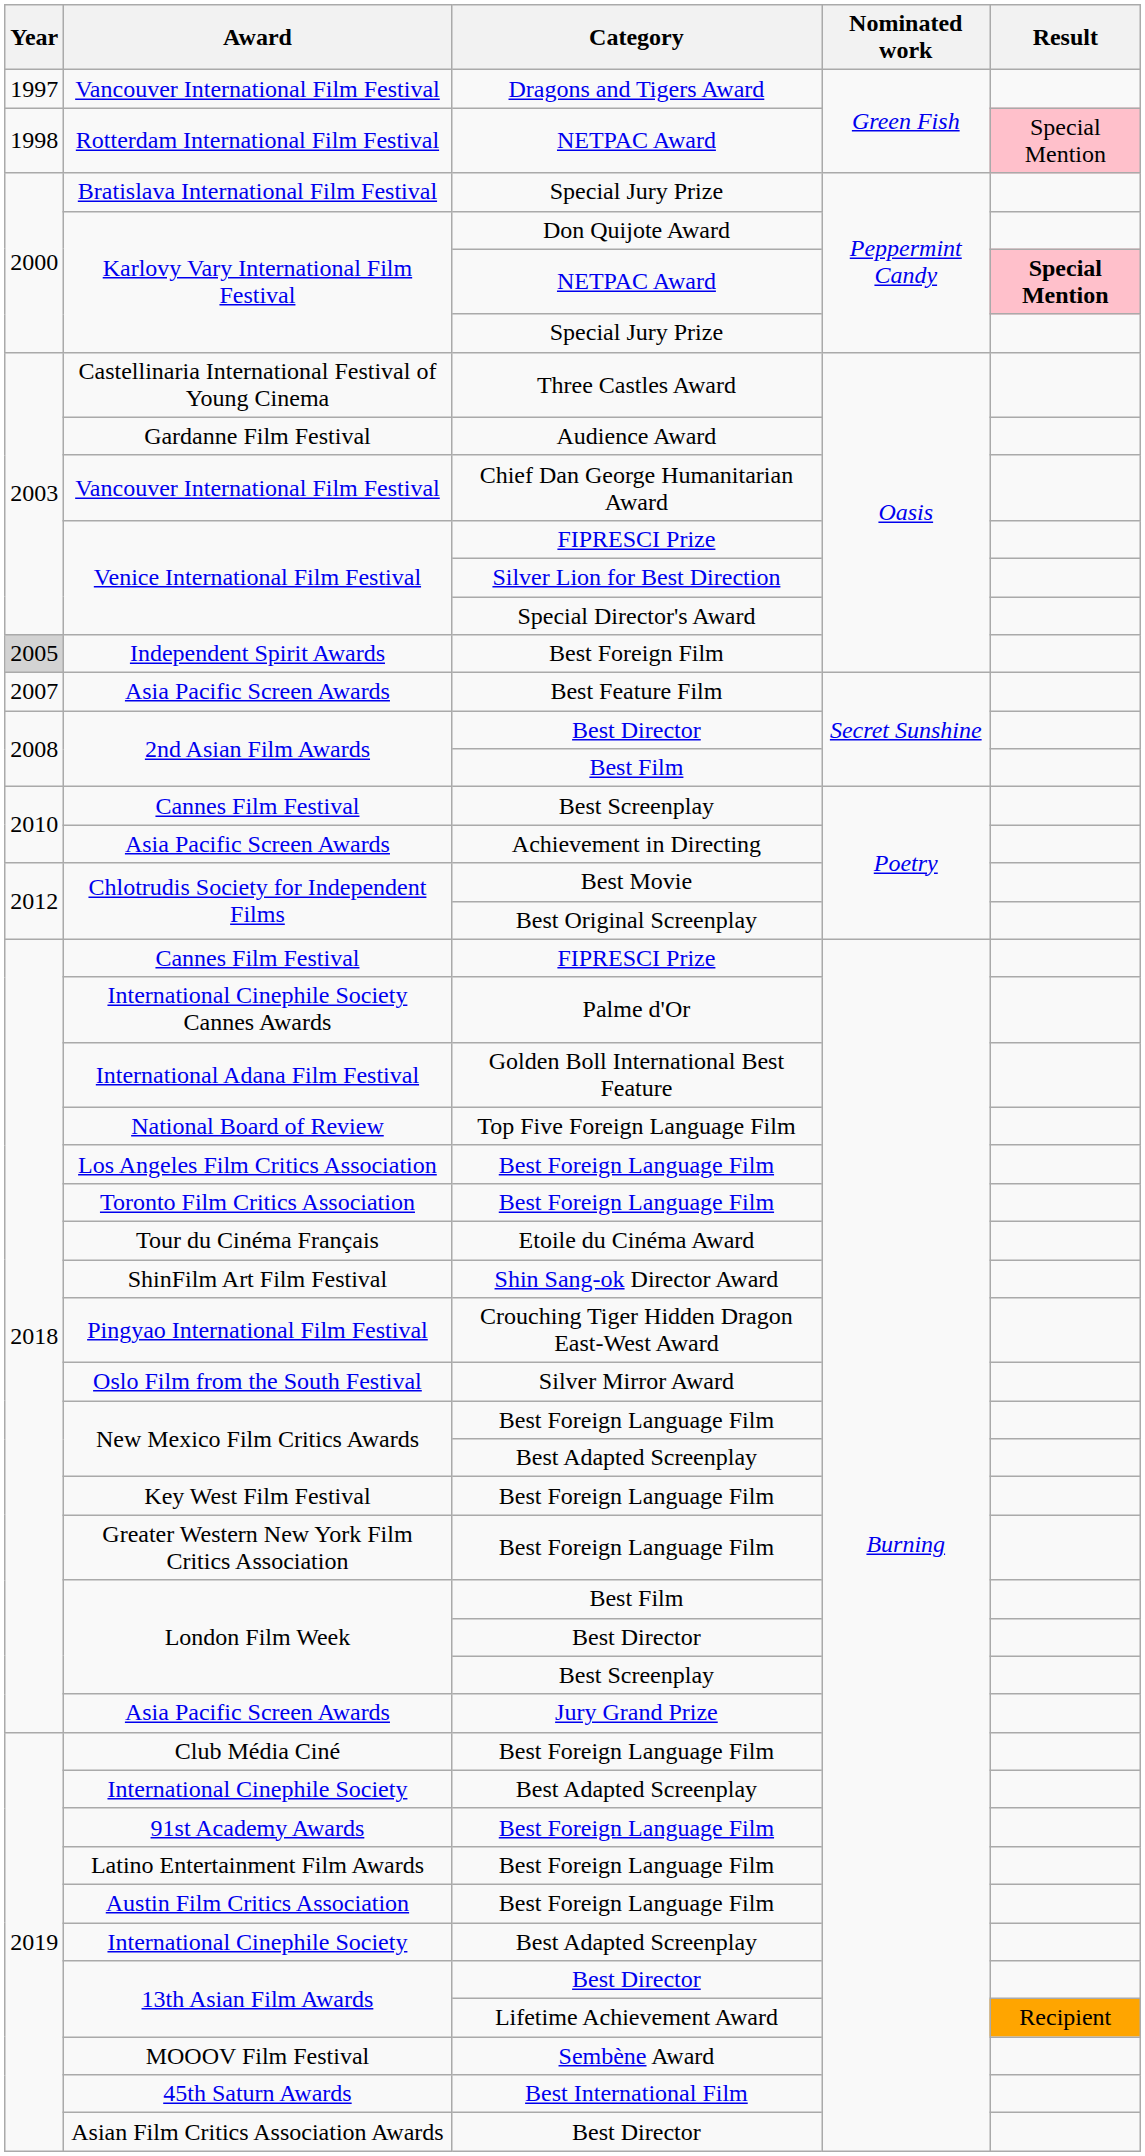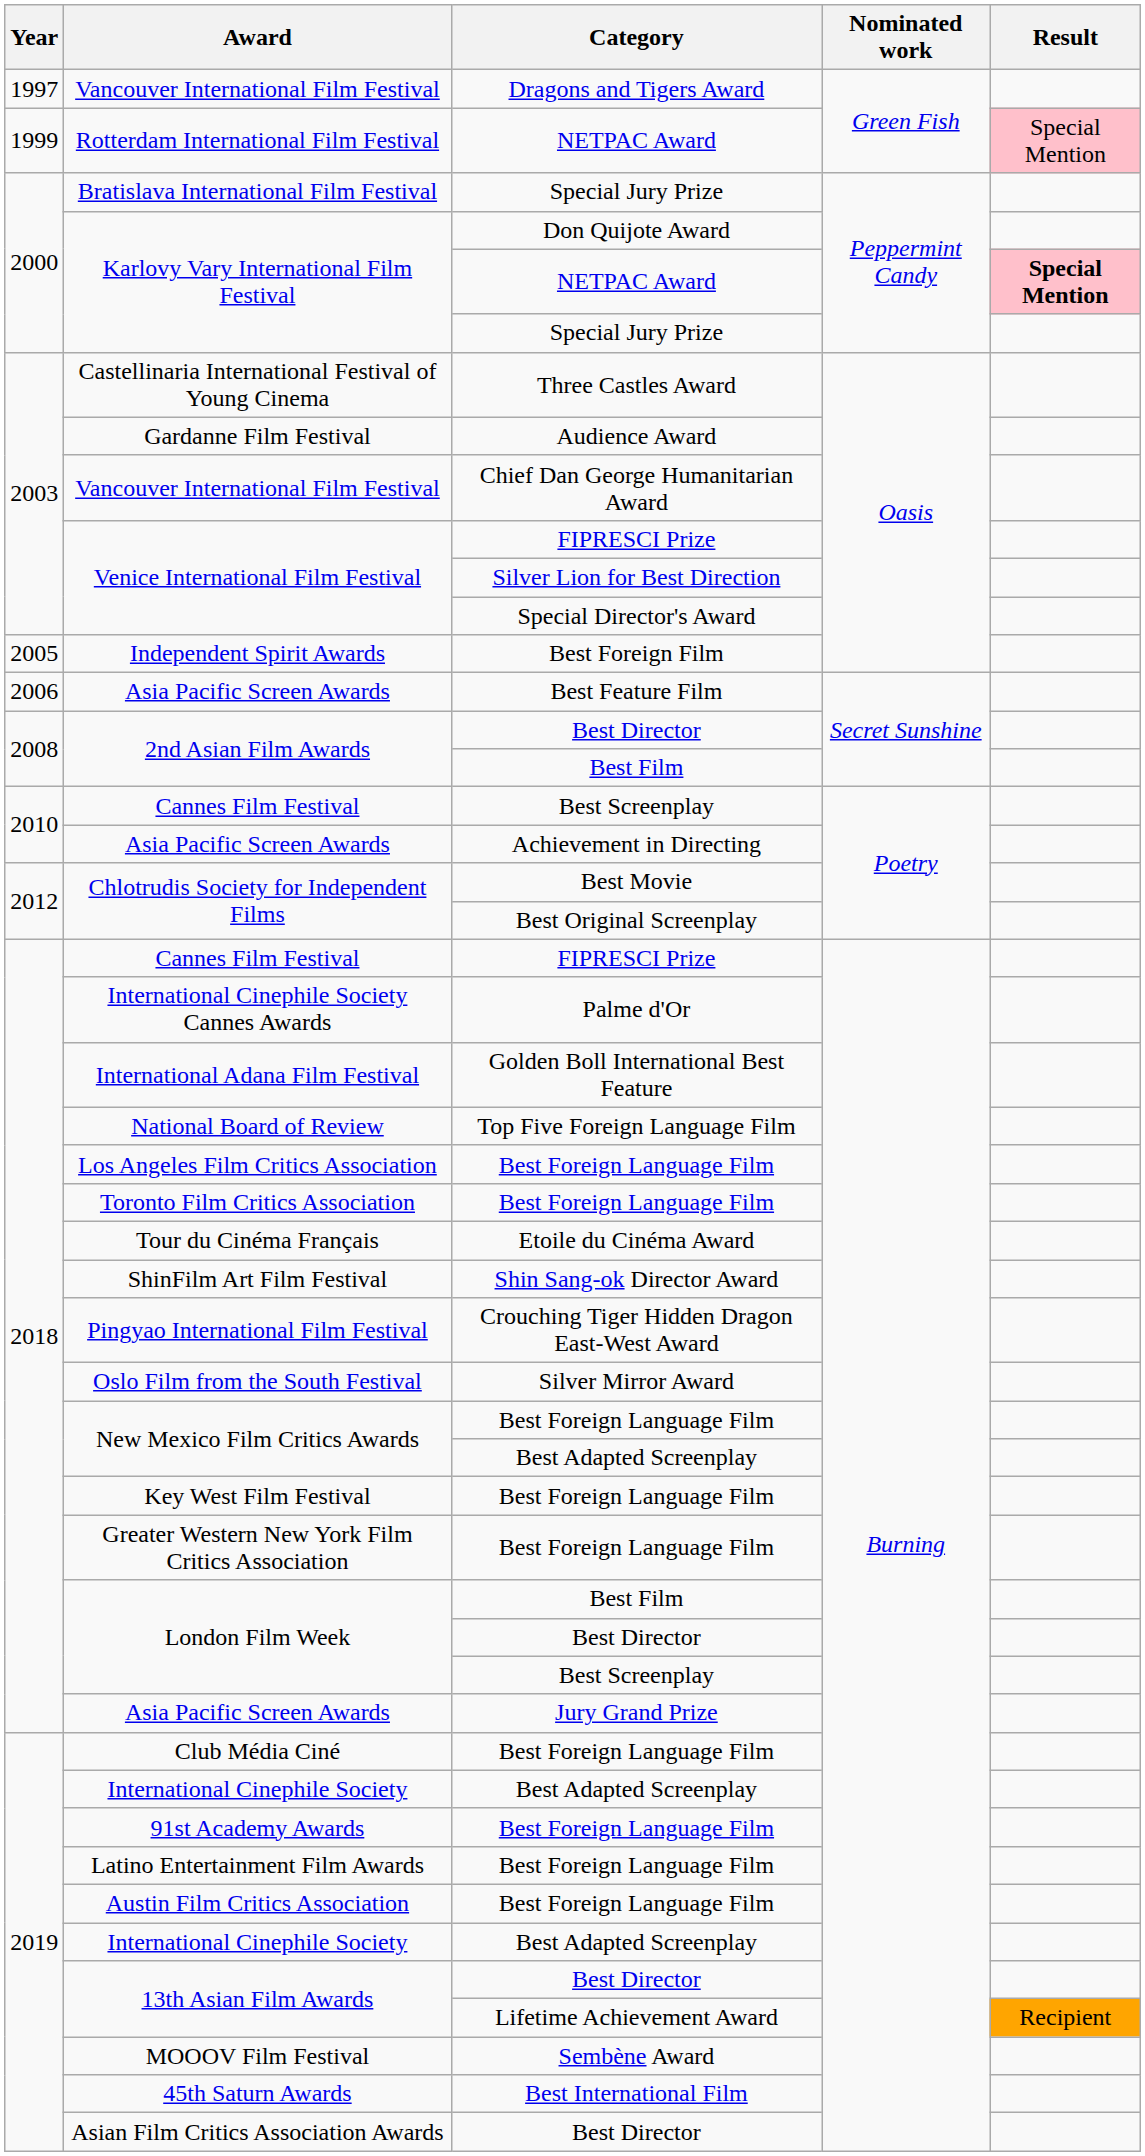(34, 140) 1998 -> (34, 140) 1999
(34, 653) lightgrey background -> (34, 653) no background
(34, 691) 2007 -> (34, 691) 2006
